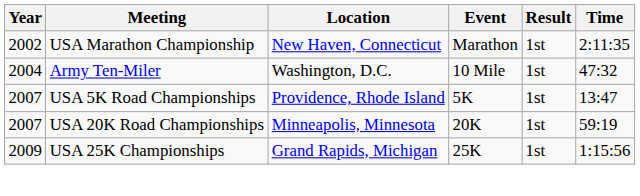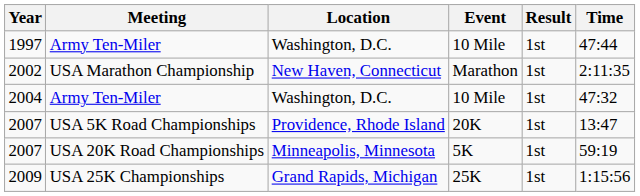+ row: (25, 44)
(463, 97) 5K -> (467, 124) 20K
(467, 124) 20K -> (463, 151) 5K
